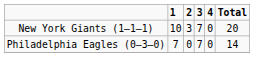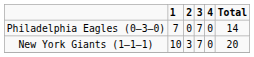rows swapped: (86, 28) <-> (86, 44)
